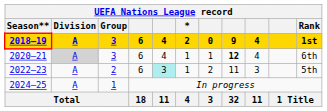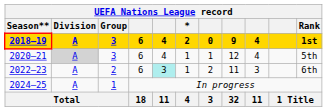(234, 56) bold -> (234, 56) normal
(309, 56) 6th -> (309, 56) 5th
(309, 71) 5th -> (309, 71) 6th
